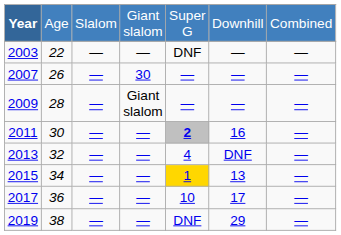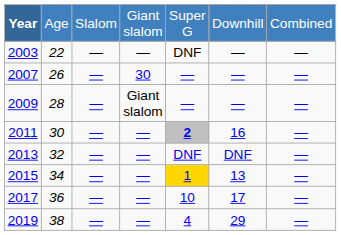(187, 154) 4 -> (187, 154) DNF
(187, 219) DNF -> (187, 219) 4
